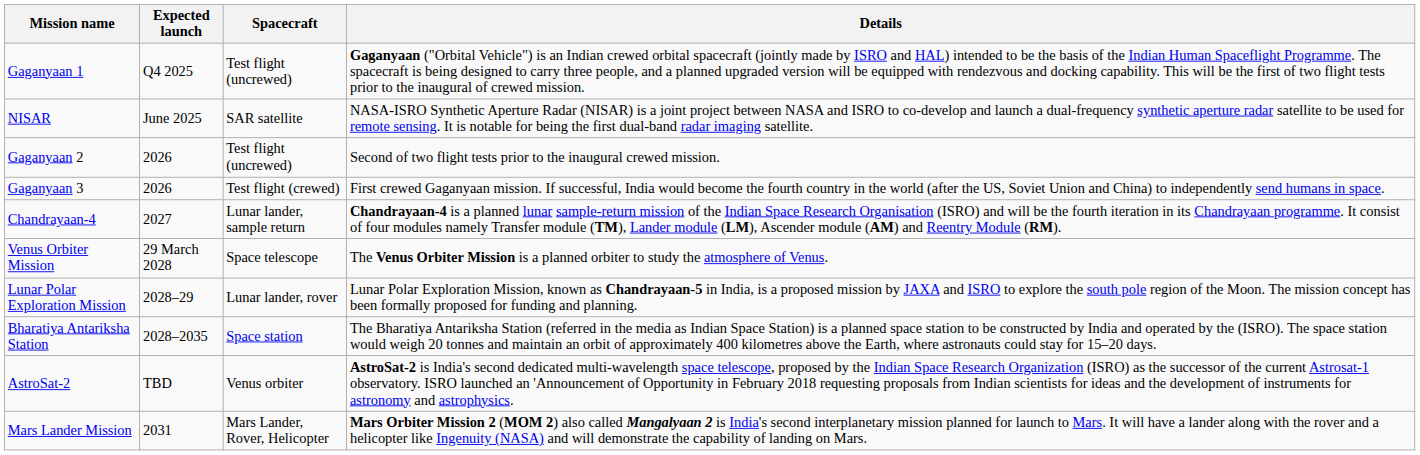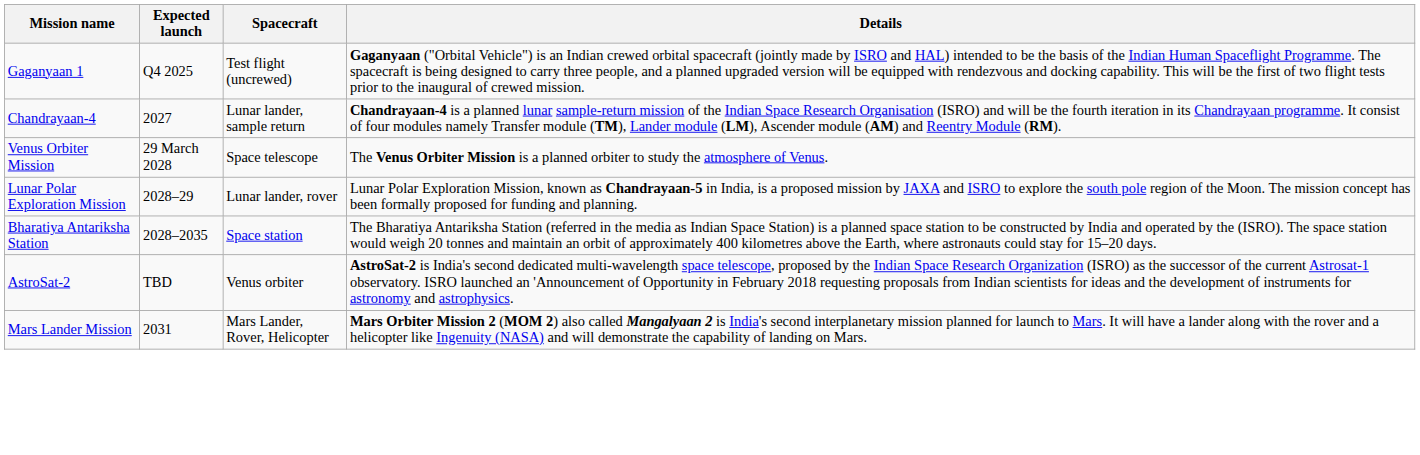- row: (29, 118)
- row: (46, 157)
- row: (46, 188)
